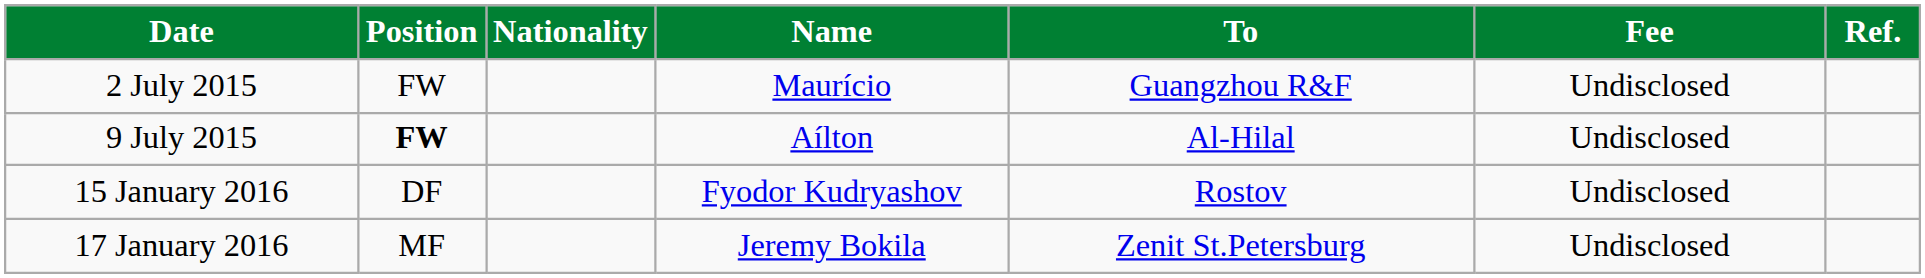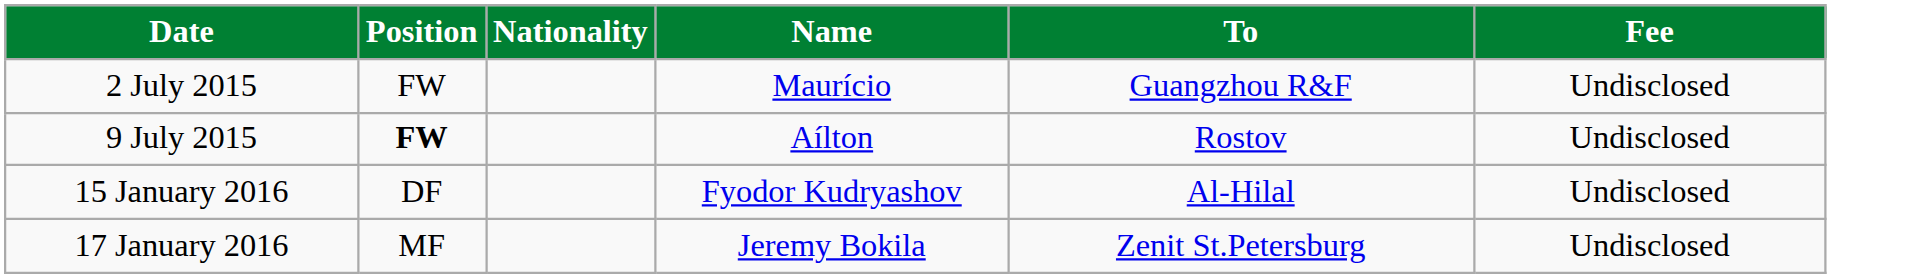- column: (1873, 31)
(1241, 138) Al-Hilal -> (1241, 138) Rostov
(1241, 191) Rostov -> (1241, 191) Al-Hilal
